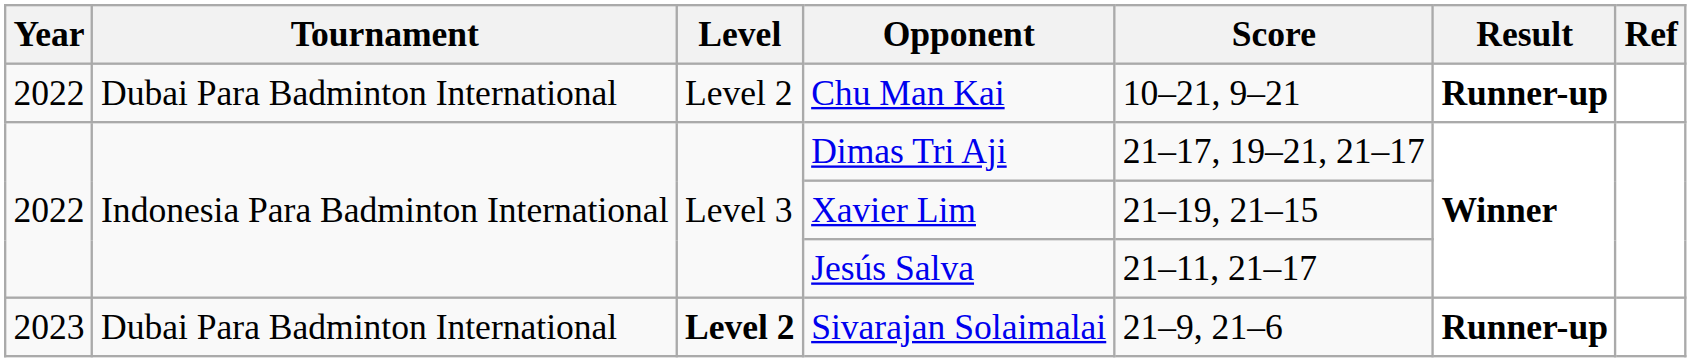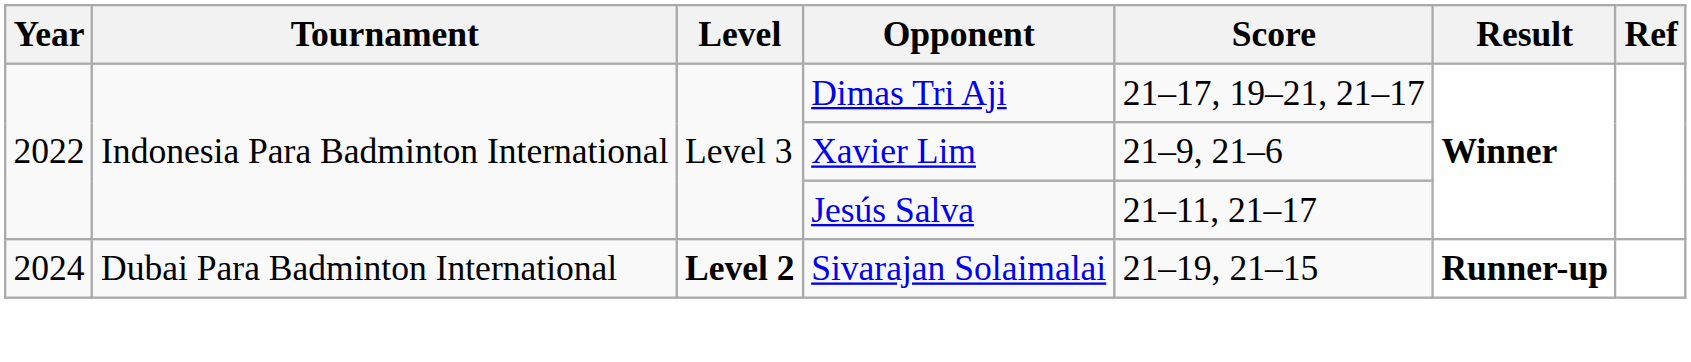- row: (908, 92)
(1221, 209) 21–19, 21–15 -> (1203, 151) 21–9, 21–6
(49, 327) 2023 -> (49, 268) 2024
(1203, 327) 21–9, 21–6 -> (1221, 268) 21–19, 21–15
